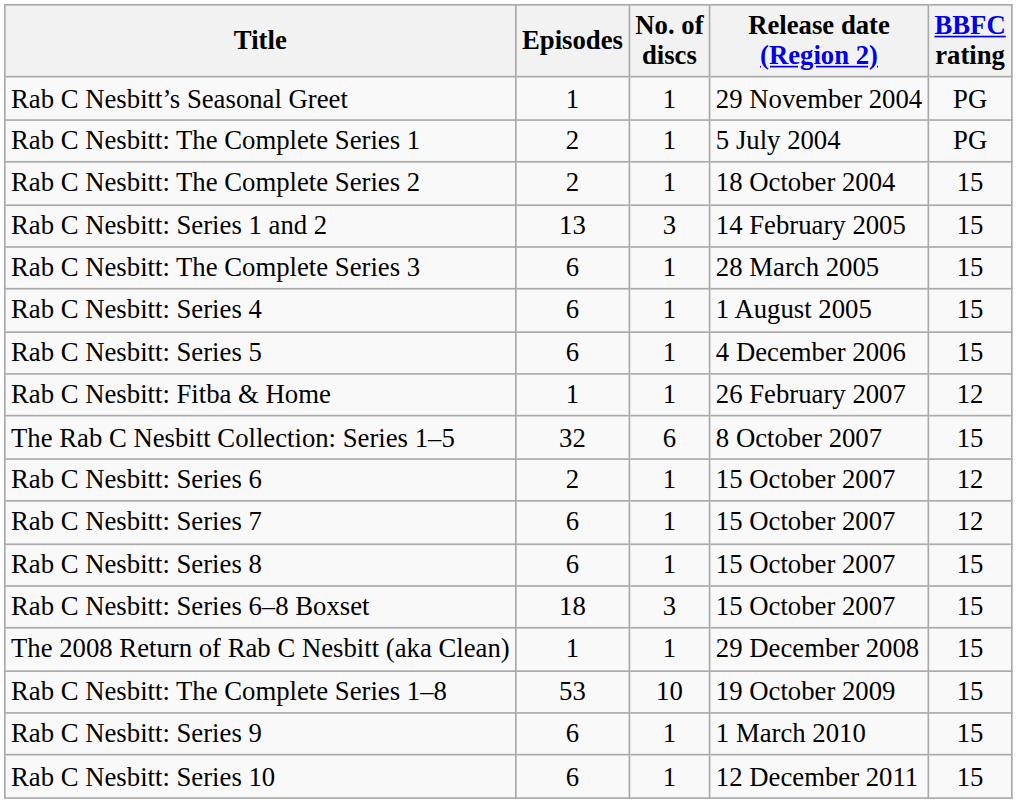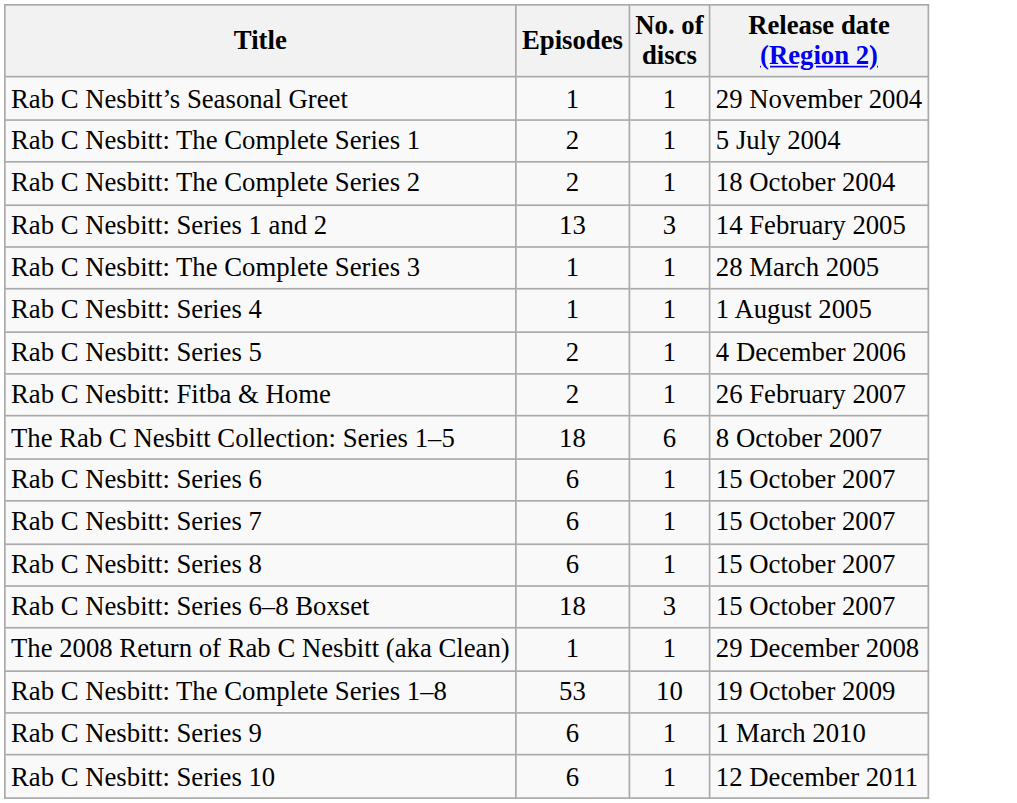- column: (970, 40)
(572, 267) 6 -> (572, 267) 1
(572, 310) 6 -> (572, 310) 1
(572, 352) 6 -> (572, 352) 2
(572, 394) 1 -> (572, 394) 2
(572, 437) 32 -> (572, 437) 18
(572, 479) 2 -> (572, 479) 6
